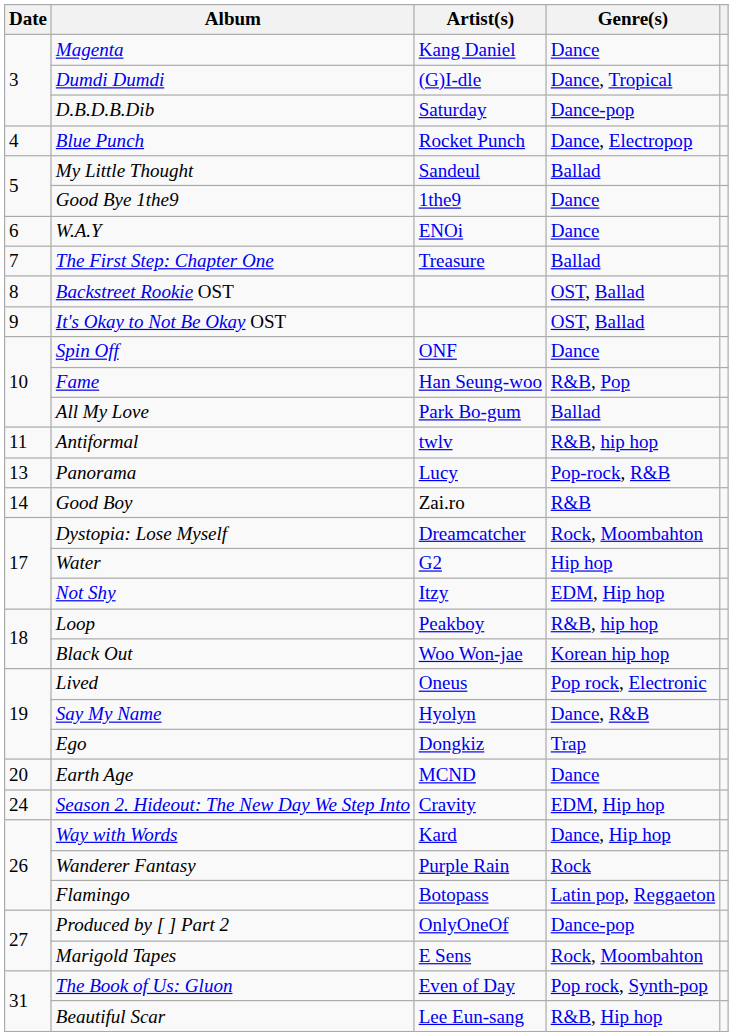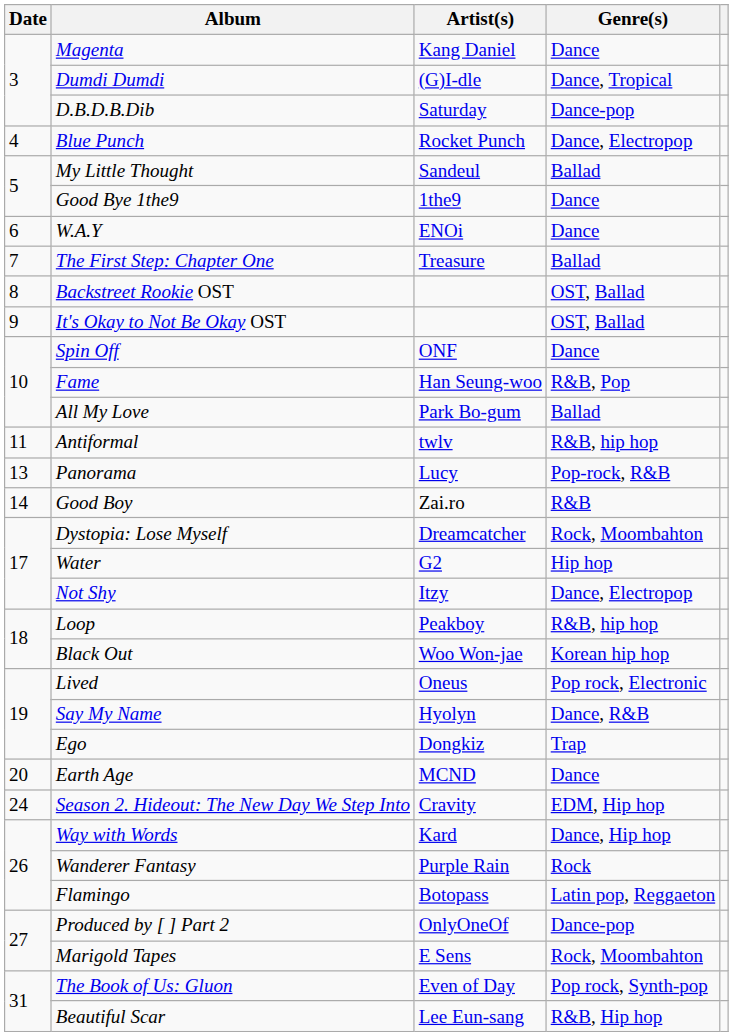(608, 593) EDM, Hip hop -> (622, 593) Dance, Electropop
